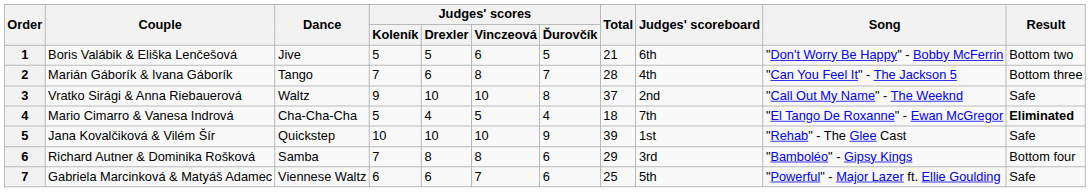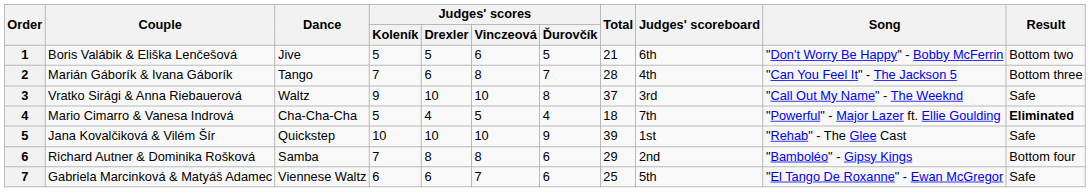(650, 95) 2nd -> (648, 95) 3rd
(885, 116) "El Tango De Roxanne" - Ewan McGregor -> (883, 116) "Powerful" - Major Lazer ft. Ellie Goulding
(648, 156) 3rd -> (650, 156) 2nd
(883, 177) "Powerful" - Major Lazer ft. Ellie Goulding -> (885, 177) "El Tango De Roxanne" - Ewan McGregor
